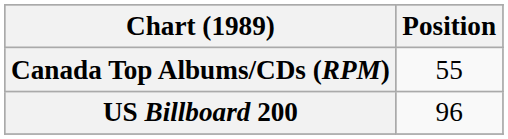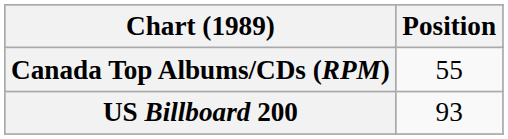(449, 112) 96 -> (449, 112) 93
